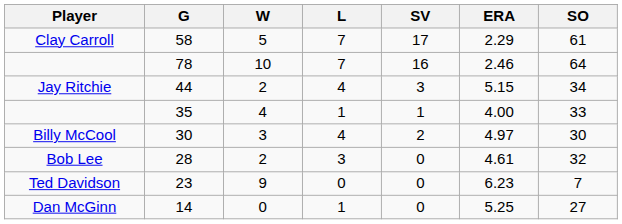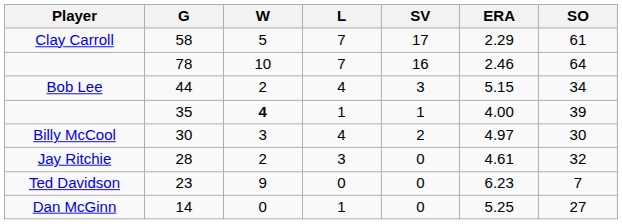(75, 87) Jay Ritchie -> (75, 87) Bob Lee
(263, 111) normal -> (263, 111) bold
(578, 111) 33 -> (578, 111) 39
(75, 159) Bob Lee -> (75, 159) Jay Ritchie
